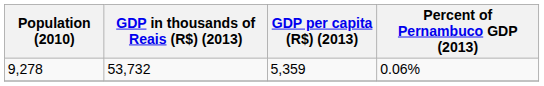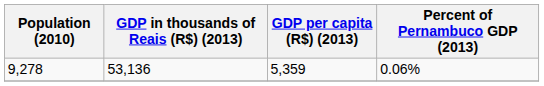(129, 69) 53,732 -> (129, 69) 53,136
